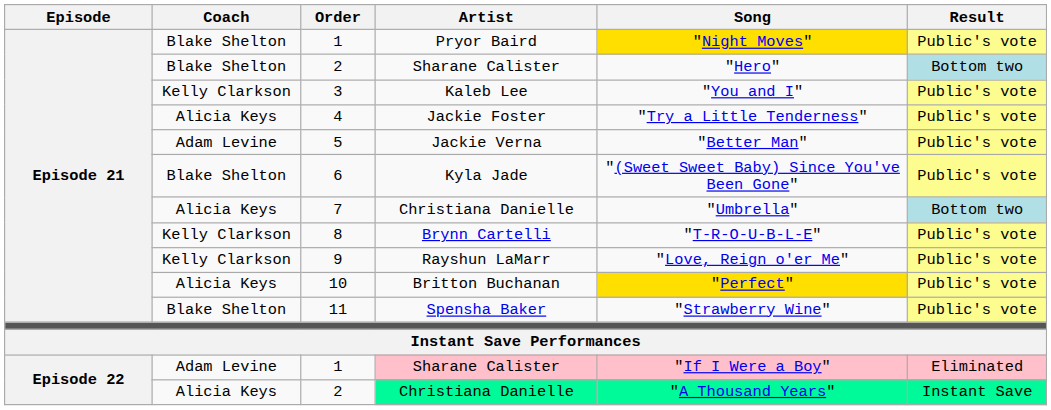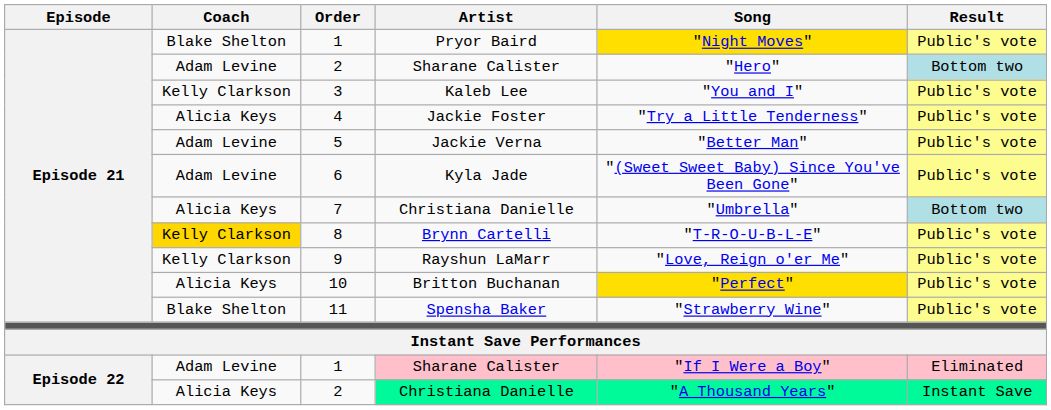(226, 67) Blake Shelton -> (226, 67) Adam Levine
(226, 176) Blake Shelton -> (226, 176) Adam Levine
(226, 235) no background -> (226, 235) gold background
